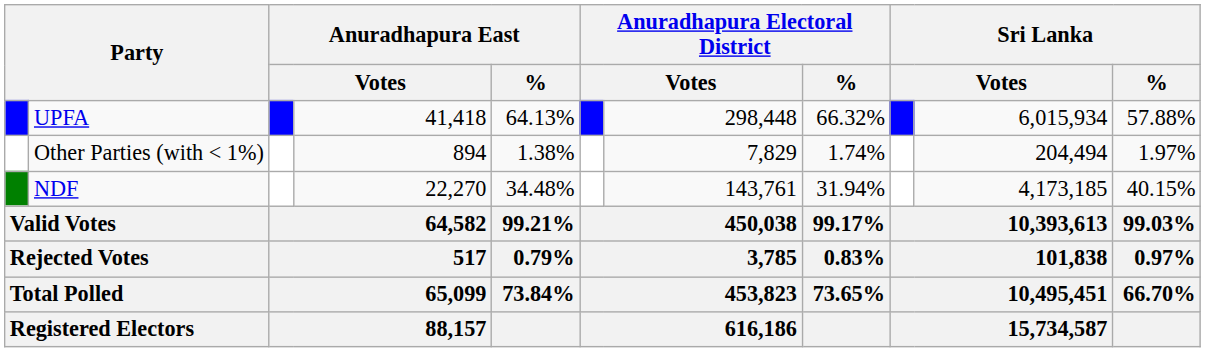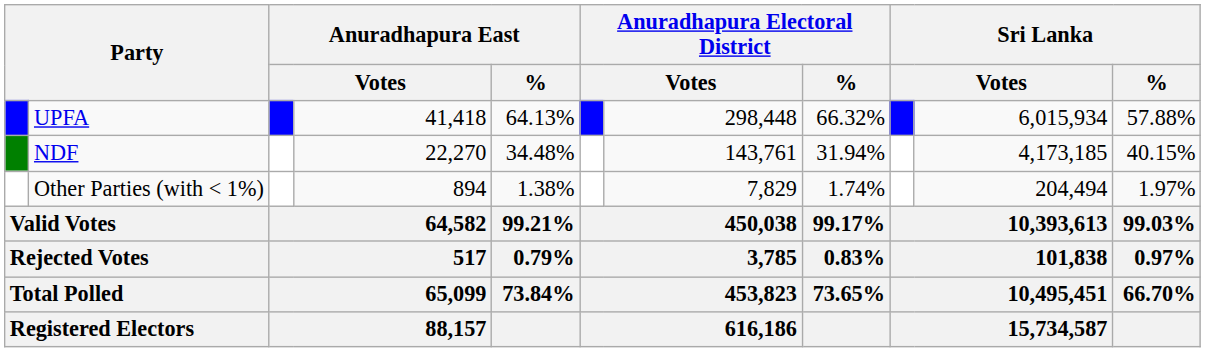rows swapped: (56, 188) <-> (149, 152)
